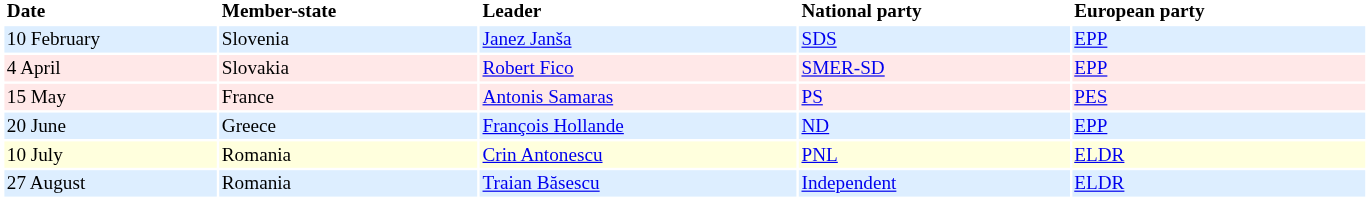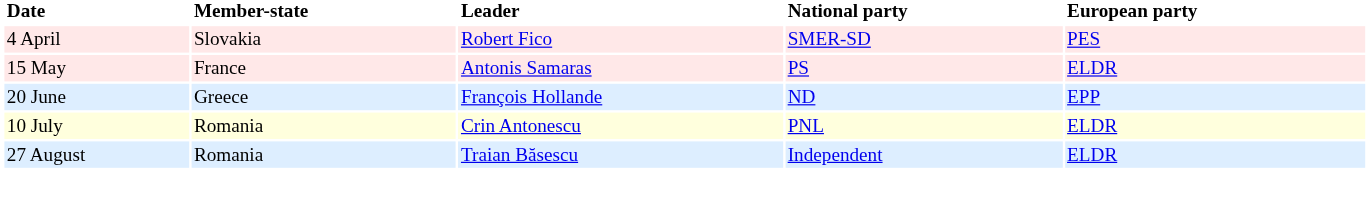- row: (53, 39)
(1091, 68) EPP -> (1084, 39) PES
(1091, 96) PES -> (1092, 68) ELDR
